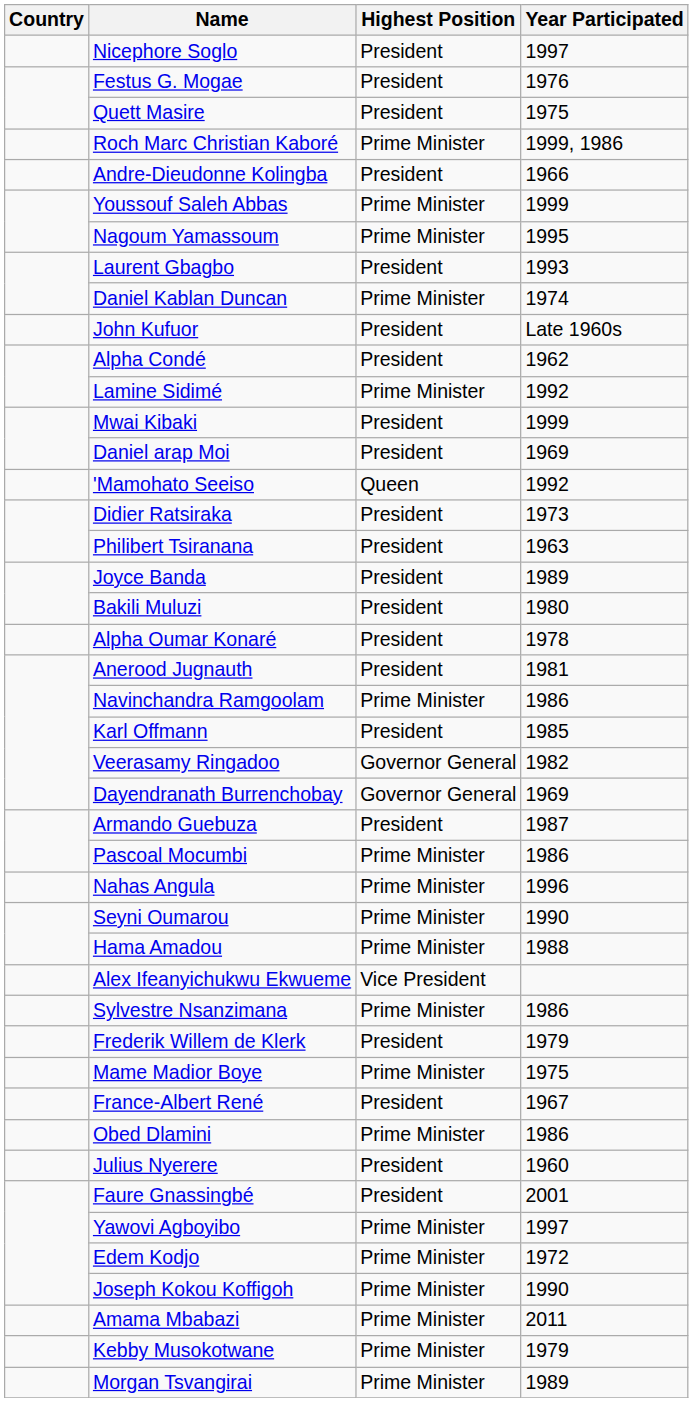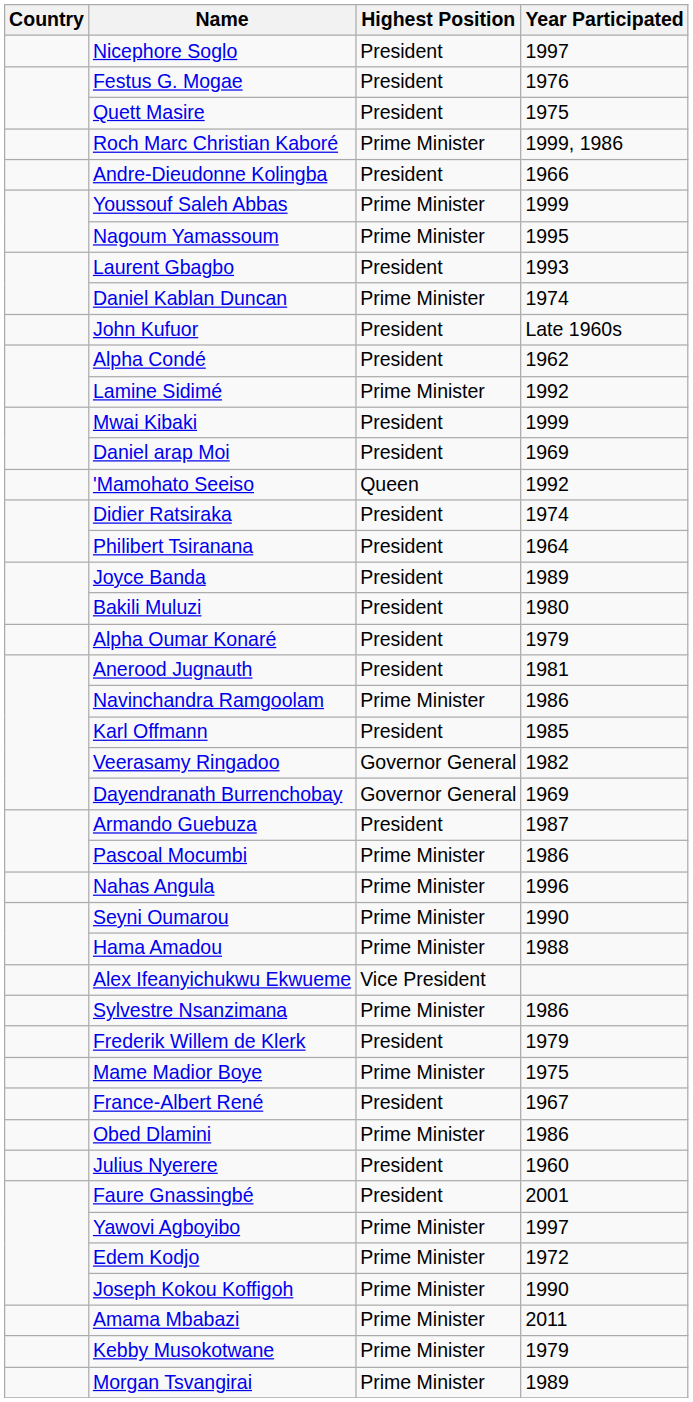(547, 515) 1973 -> (547, 515) 1974
(547, 546) 1963 -> (547, 546) 1964
(547, 639) 1978 -> (547, 639) 1979
